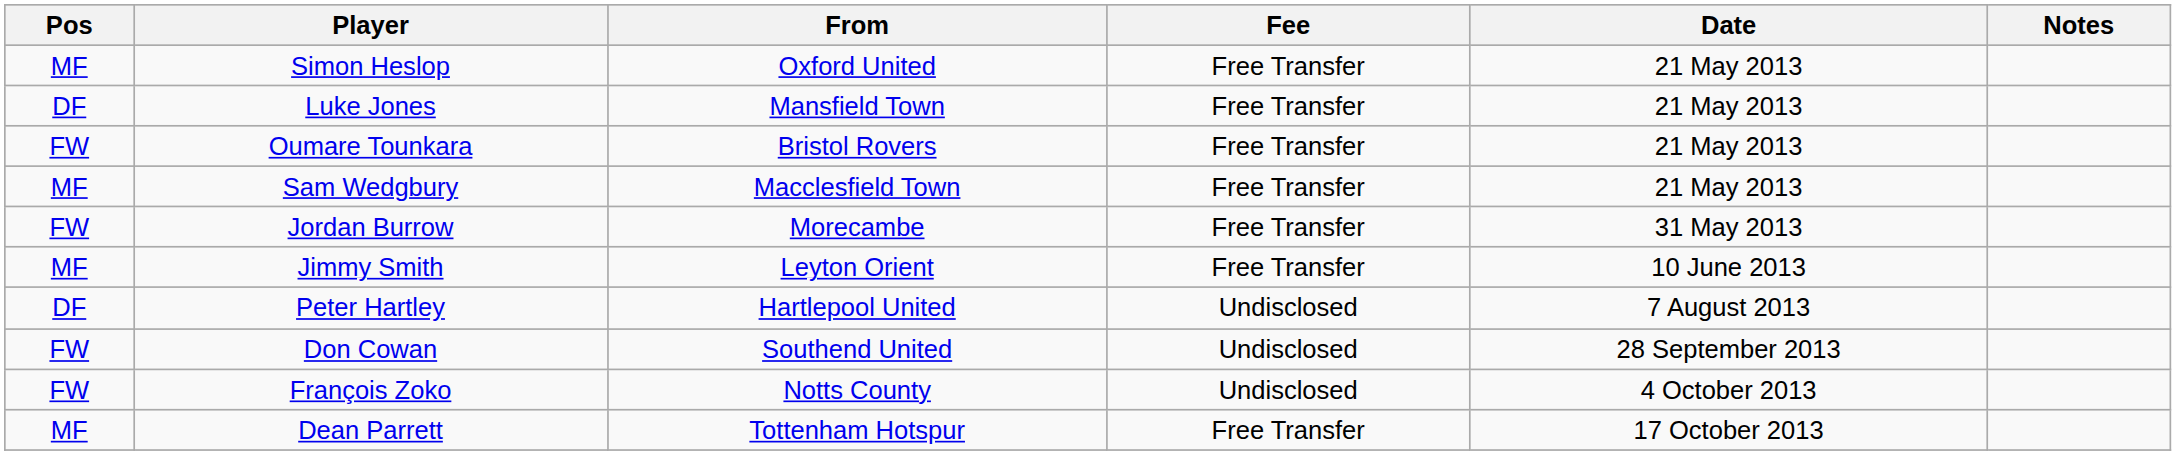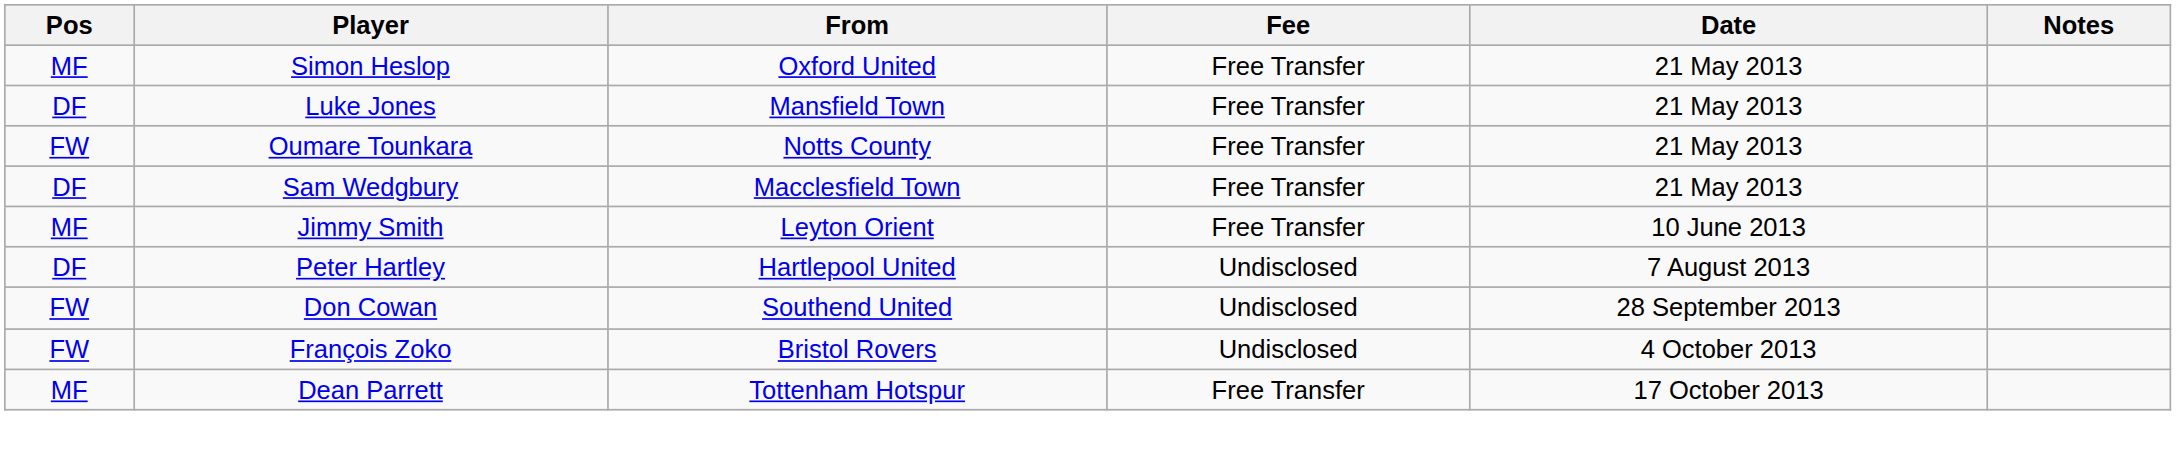(857, 147) Bristol Rovers -> (857, 147) Notts County
(69, 187) MF -> (69, 187) DF
- row: (371, 227)
(857, 389) Notts County -> (857, 349) Bristol Rovers
